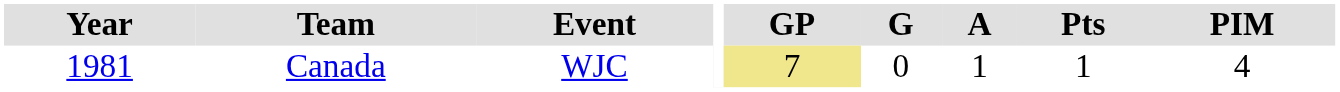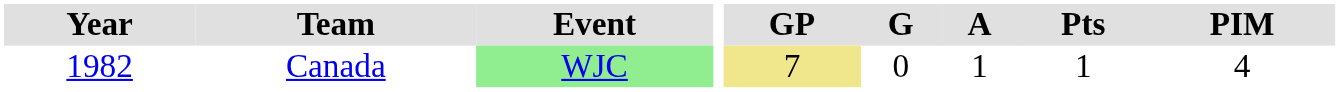(100, 65) 1981 -> (100, 65) 1982
(594, 65) no background -> (594, 65) lightgreen background
